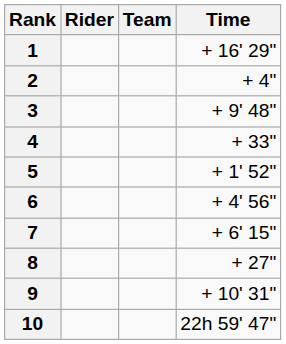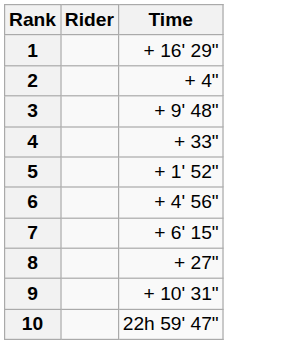- column: (147, 19)
